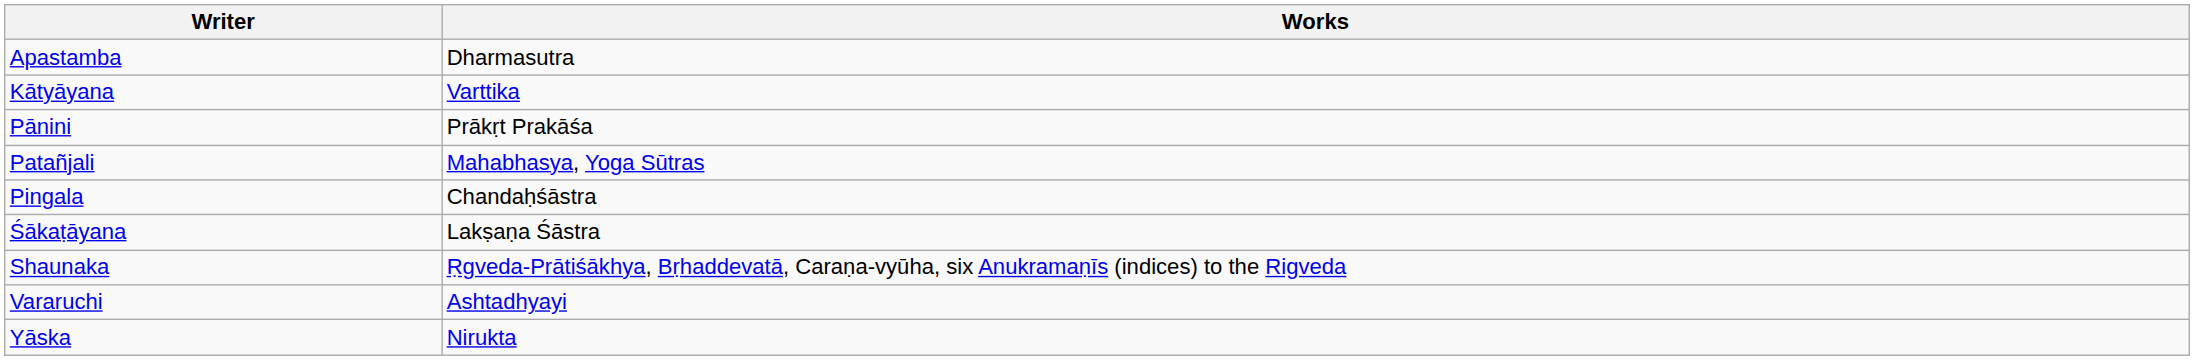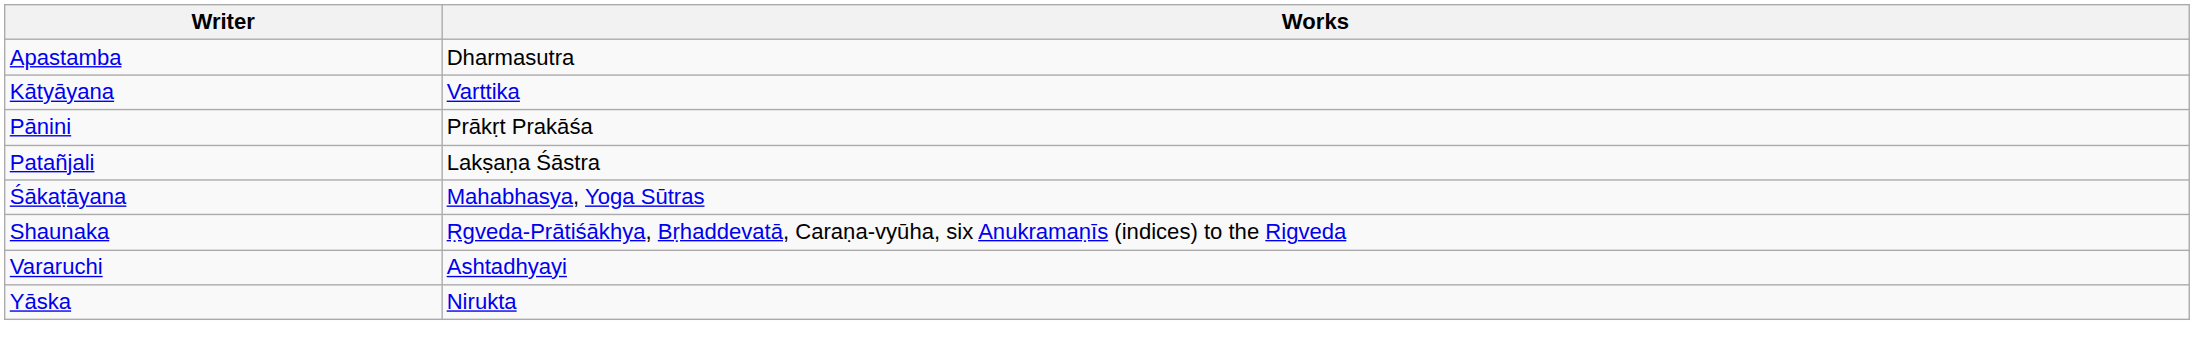(576, 162) Mahabhasya, Yoga Sūtras -> (523, 162) Lakṣaṇa Śāstra
- row: (47, 197)
(523, 232) Lakṣaṇa Śāstra -> (576, 197) Mahabhasya, Yoga Sūtras
